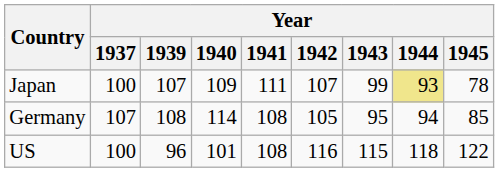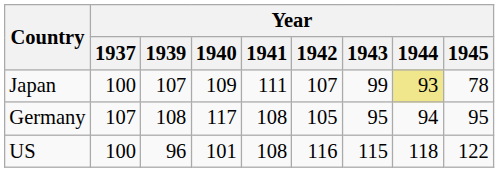(222, 118) 114 -> (222, 118) 117
(479, 118) 85 -> (479, 118) 95
